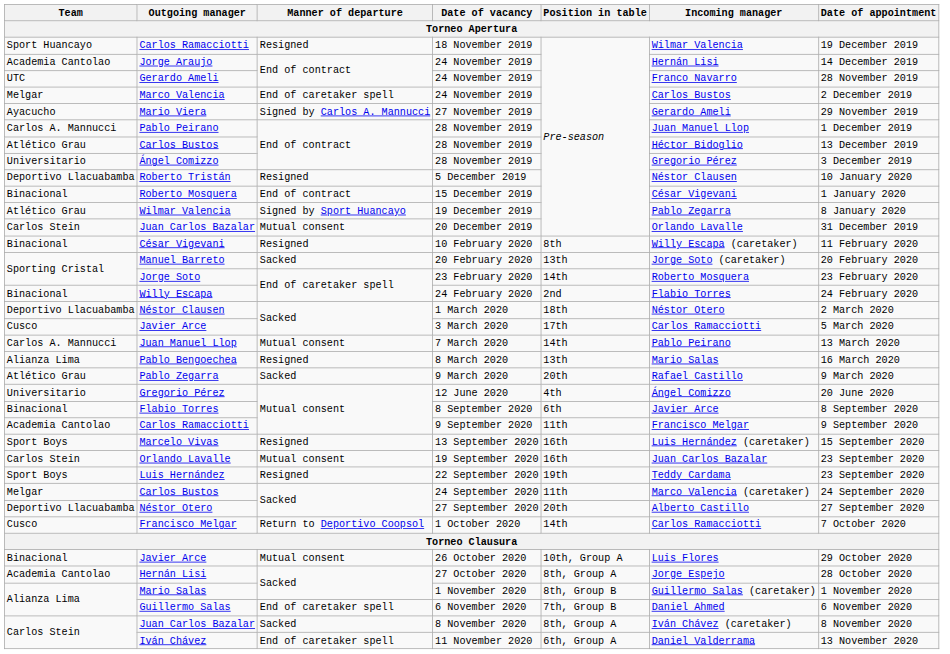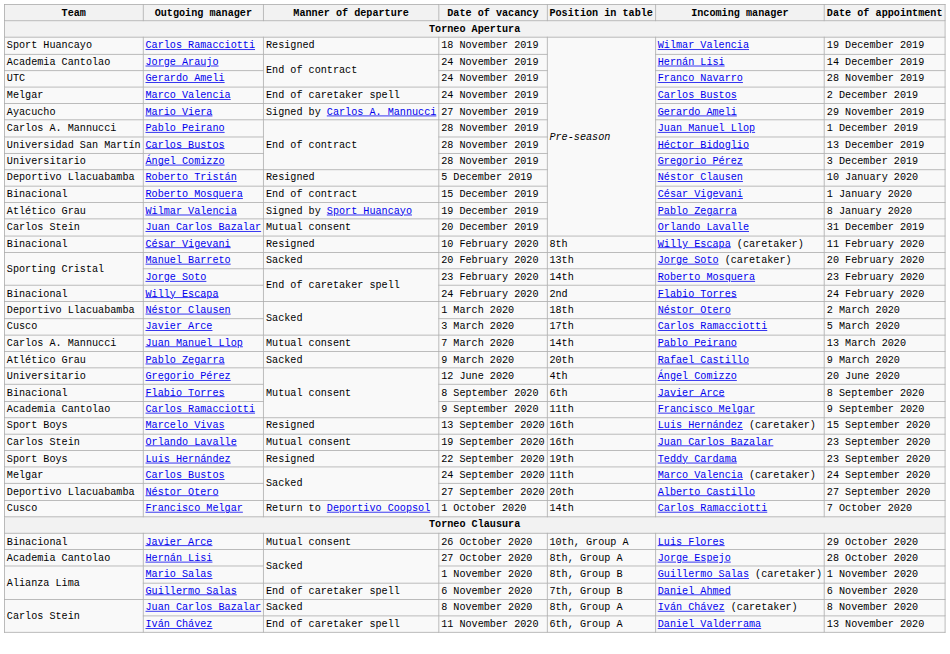(46, 145) Atlético Grau -> (74, 145) Universidad San Martín
- row: (188, 360)
